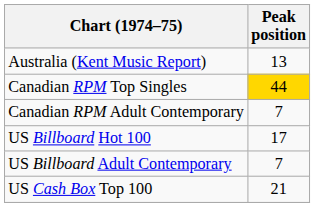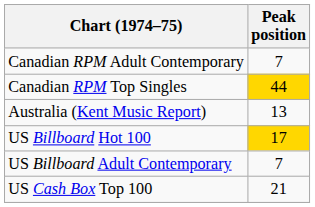rows swapped: (107, 61) <-> (126, 112)
(279, 138) no background -> (279, 138) gold background
